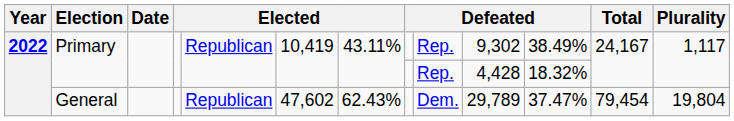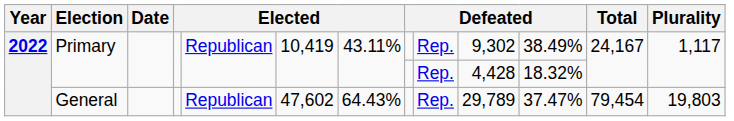(371, 101) 62.43% -> (371, 101) 64.43%
(438, 101) Dem. -> (435, 101) Rep.
(699, 101) 19,804 -> (694, 101) 19,803
